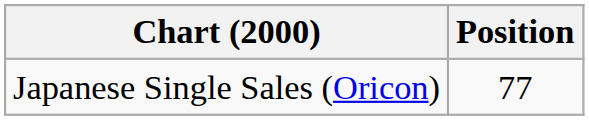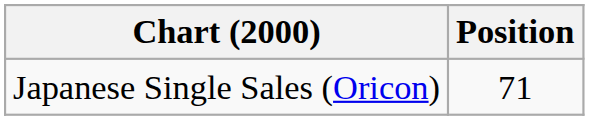(515, 86) 77 -> (515, 86) 71
